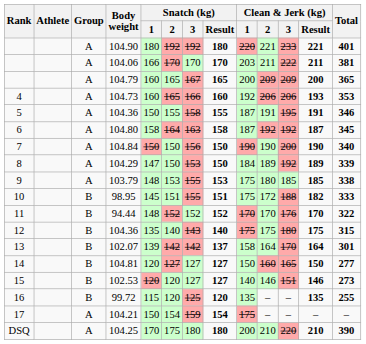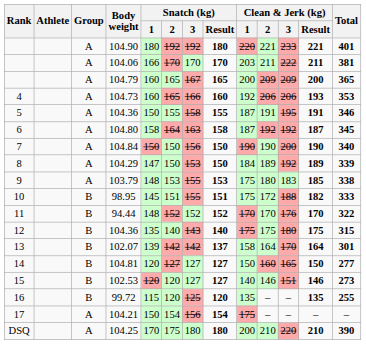(288, 180) 185 -> (288, 180) 183
(193, 314) 159 -> (193, 314) 156
